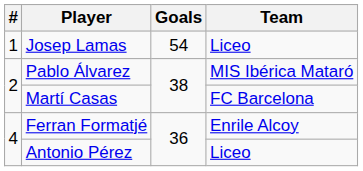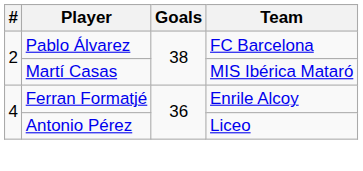- row: (76, 44)
(282, 71) MIS Ibérica Mataró -> (262, 44) FC Barcelona
(262, 98) FC Barcelona -> (282, 71) MIS Ibérica Mataró
